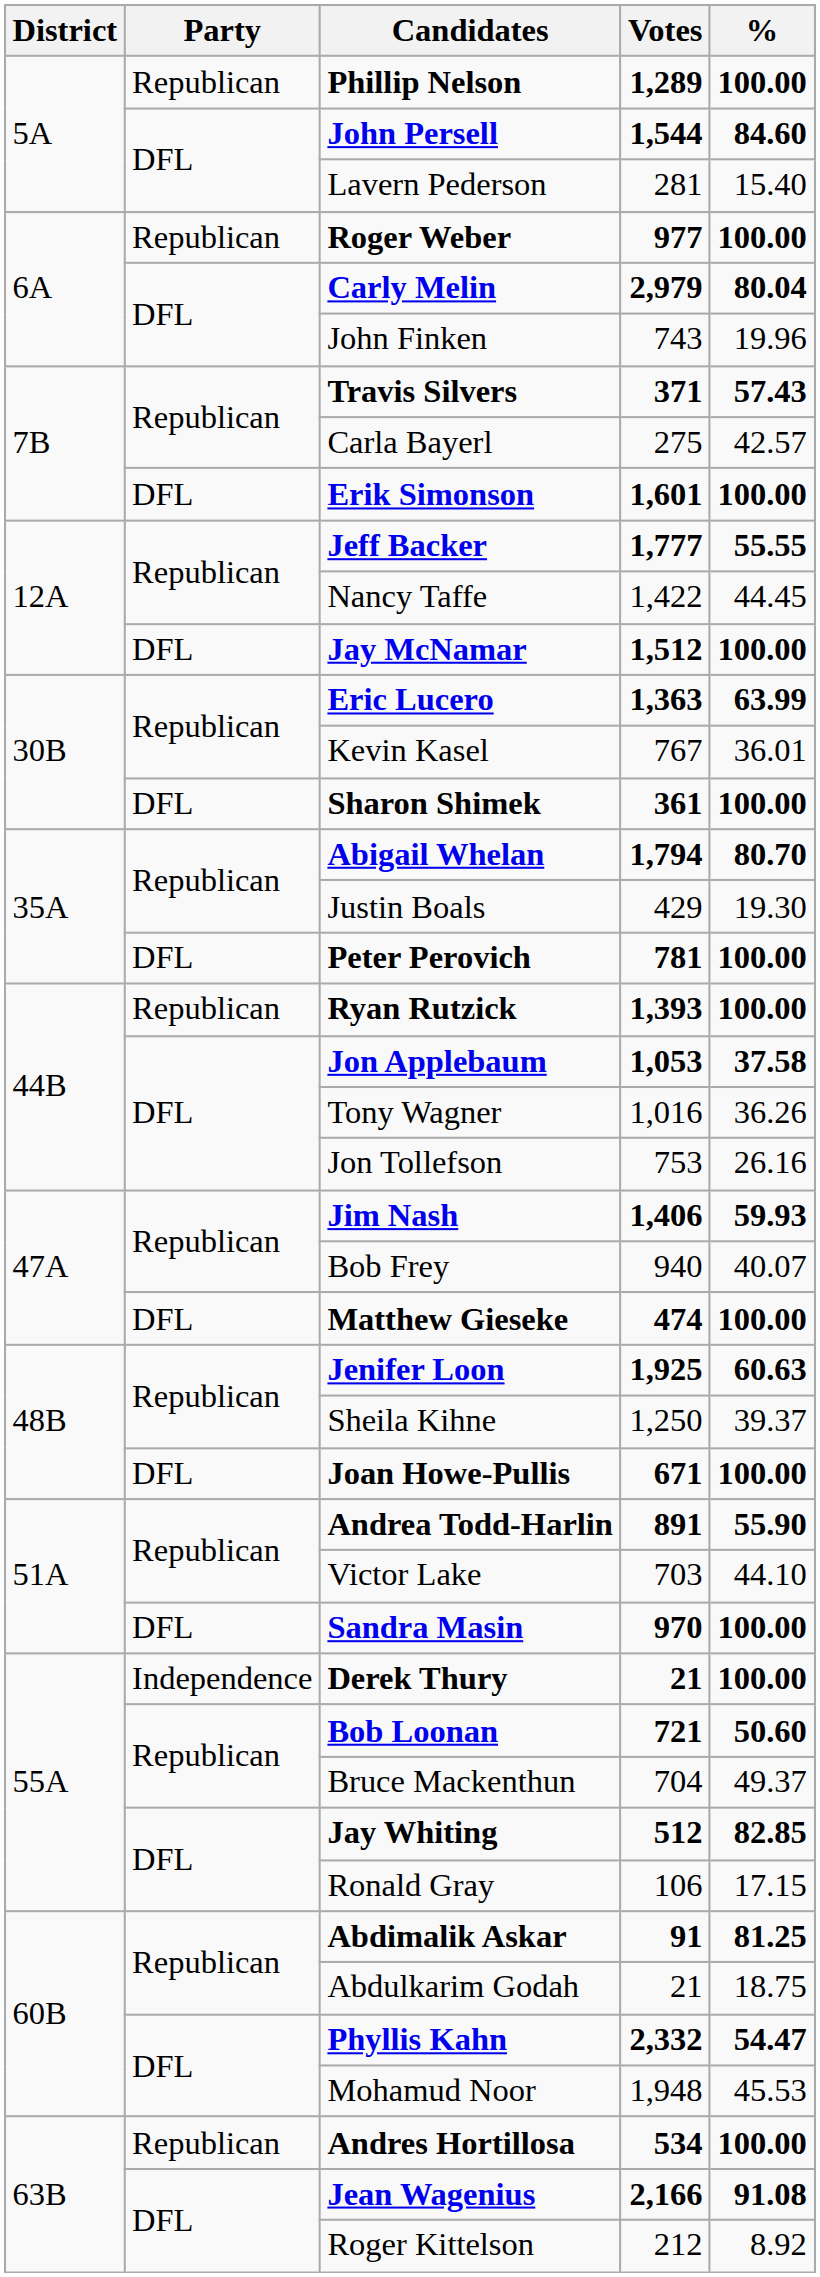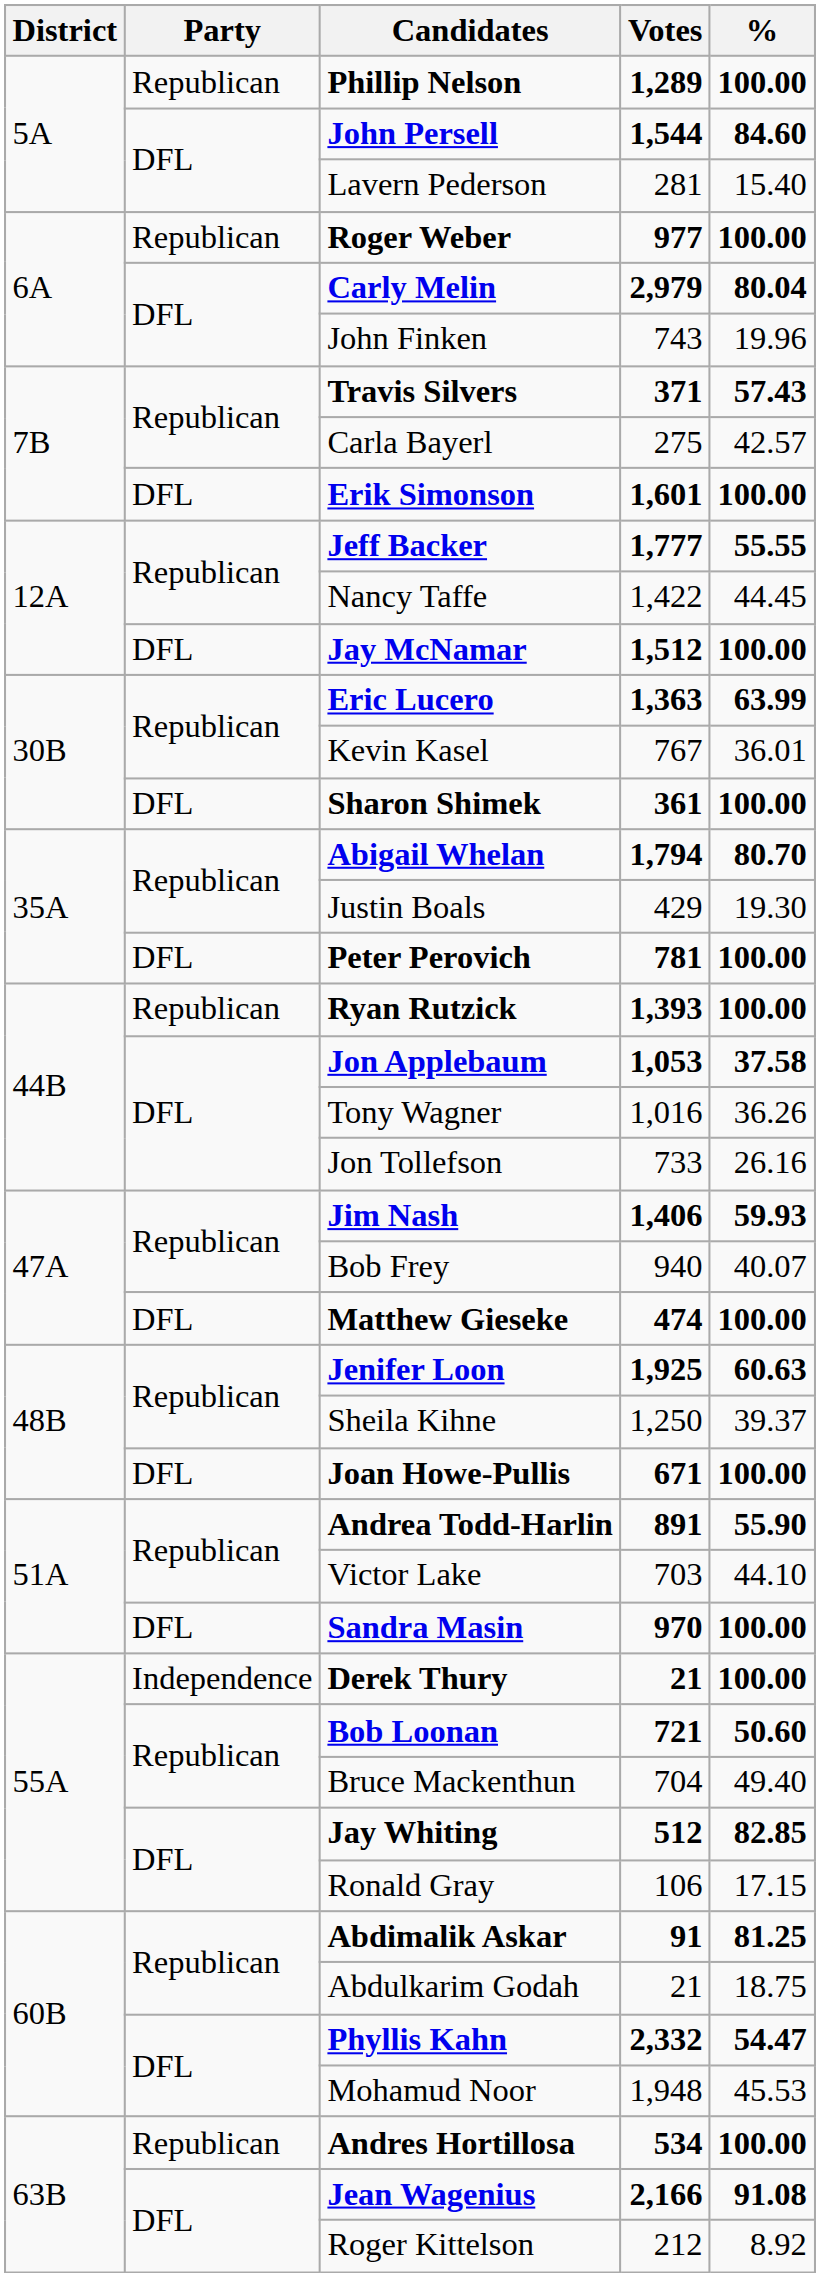(678, 1163) 753 -> (678, 1163) 733
(770, 1781) 49.37 -> (770, 1781) 49.40
